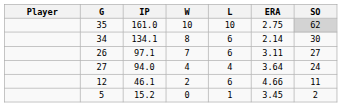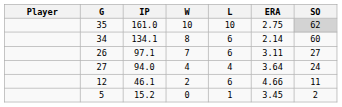(315, 39) 30 -> (315, 39) 60
